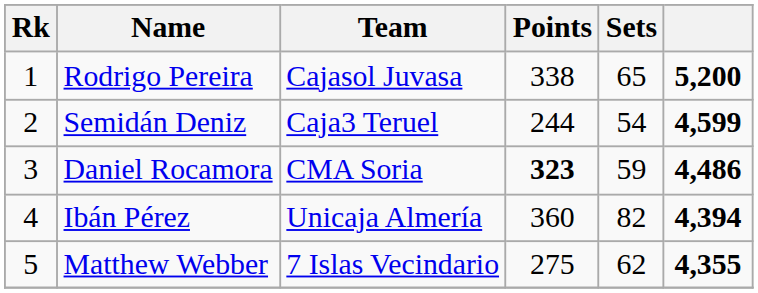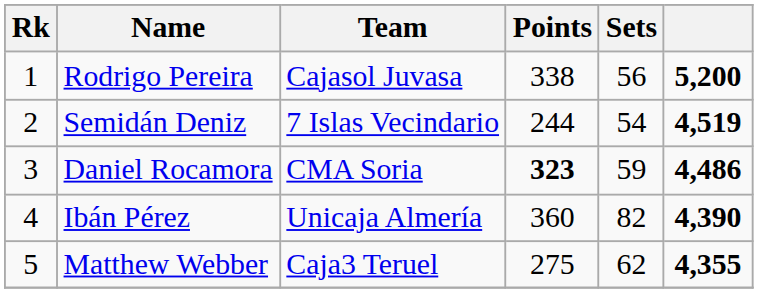(631, 75) 65 -> (631, 75) 56
(362, 122) Caja3 Teruel -> (393, 122) 7 Islas Vecindario
(708, 122) 4,599 -> (708, 122) 4,519
(708, 216) 4,394 -> (708, 216) 4,390
(393, 264) 7 Islas Vecindario -> (362, 264) Caja3 Teruel
